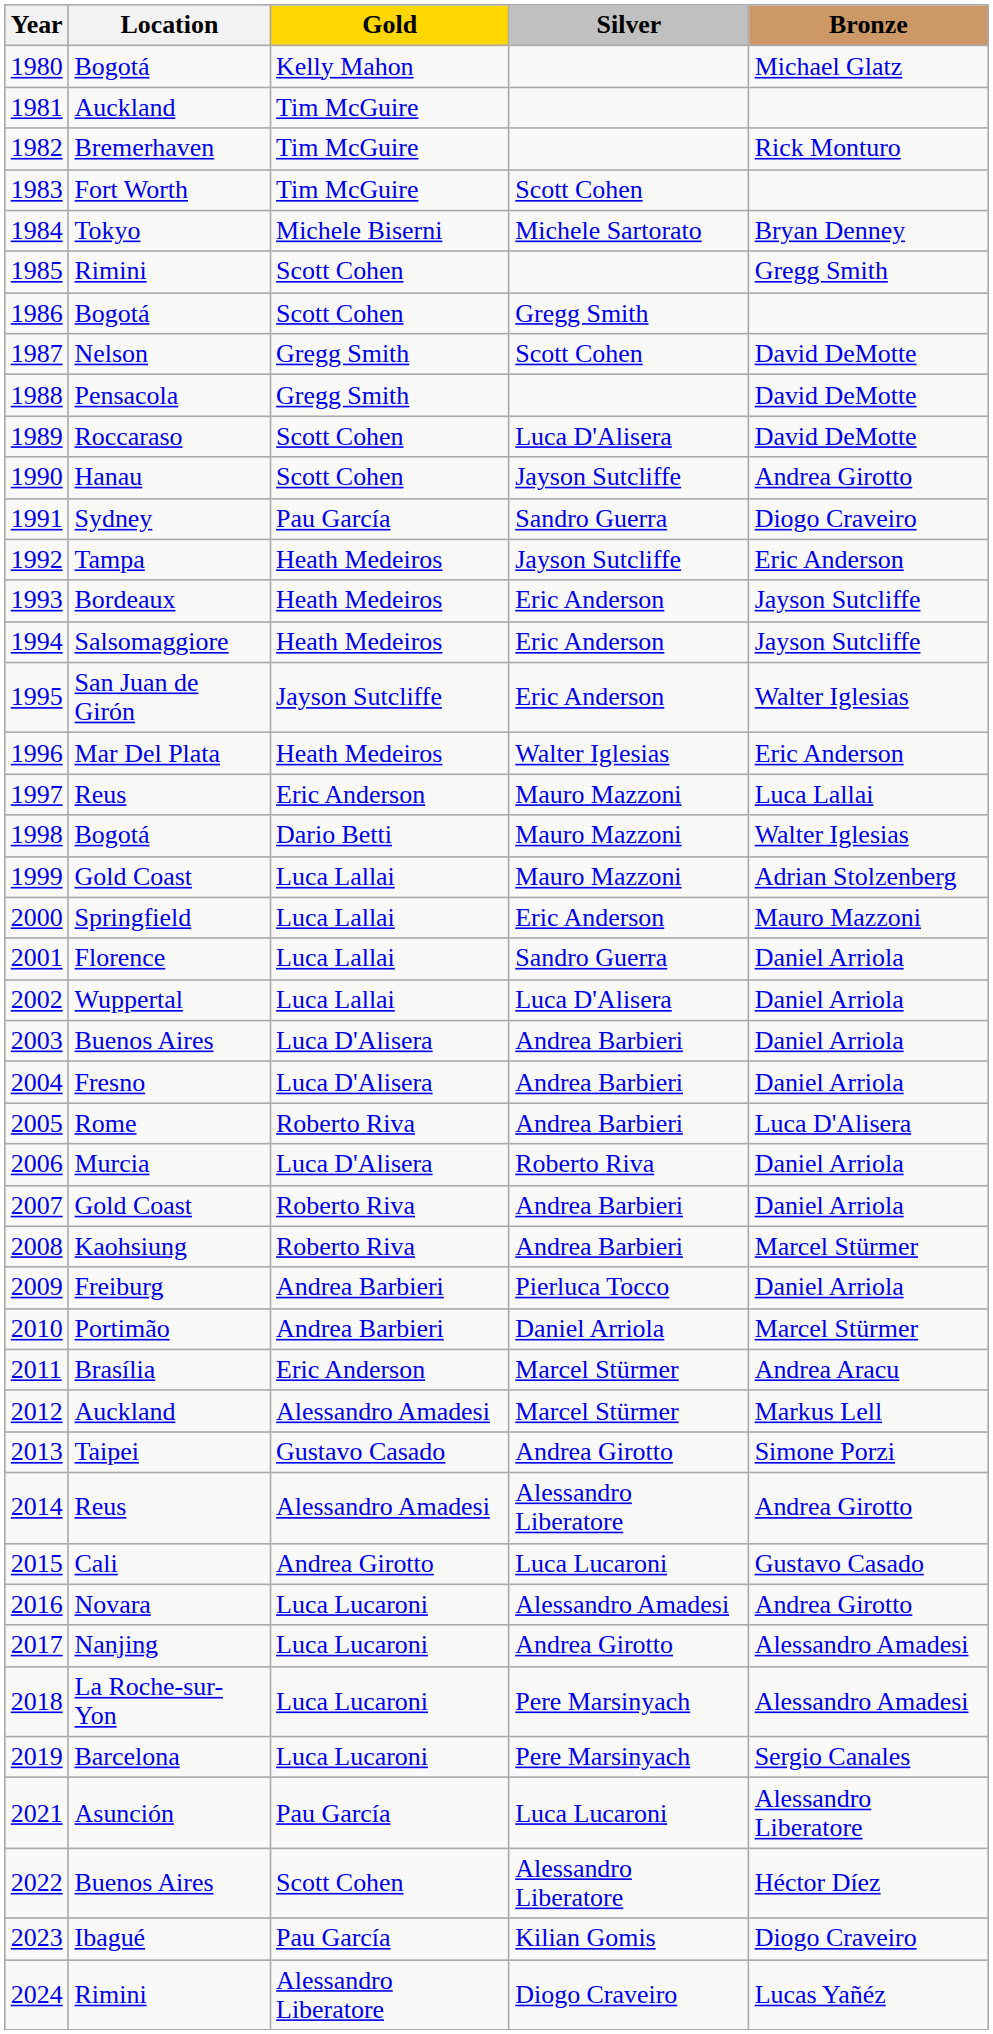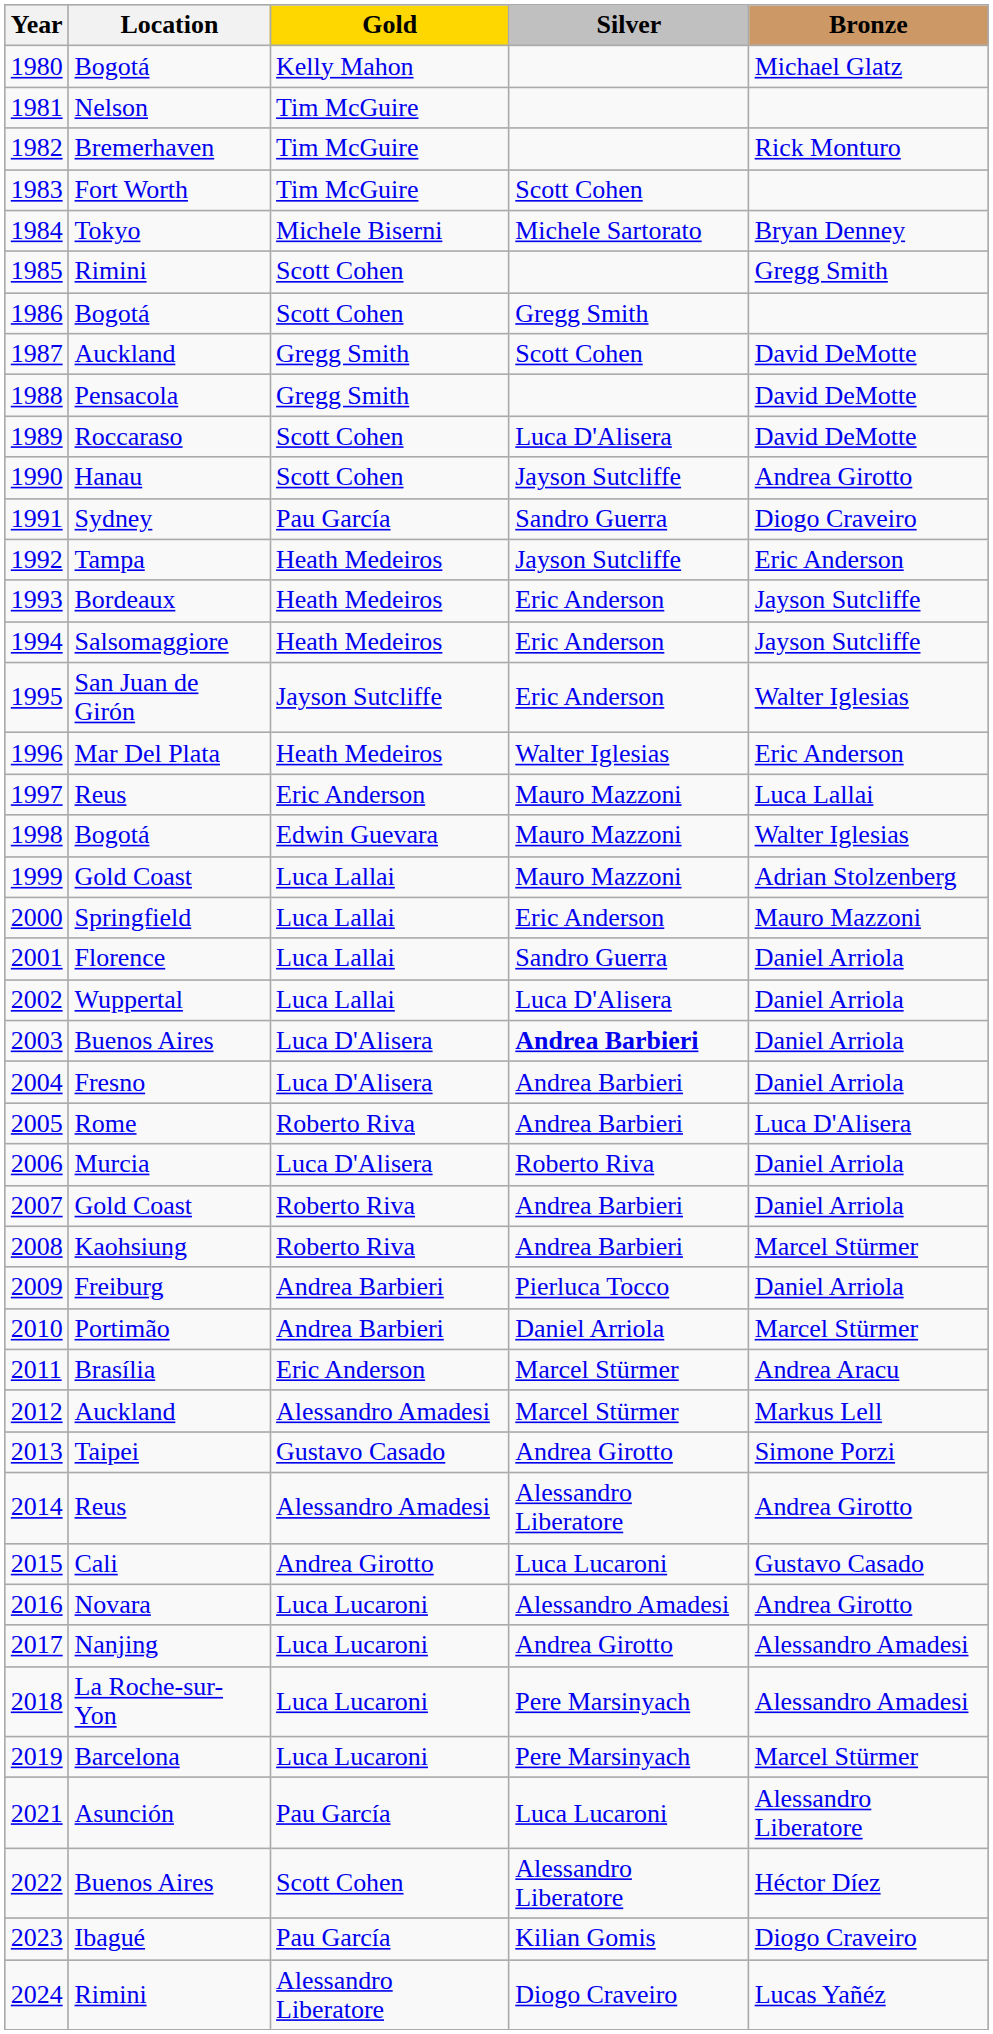(125, 107) Auckland -> (111, 107) Nelson
(111, 353) Nelson -> (125, 353) Auckland
(334, 835) Dario Betti -> (357, 835) Edwin Guevara
(599, 1040) normal -> (607, 1040) bold
(833, 1756) Sergio Canales -> (836, 1756) Marcel Stürmer
